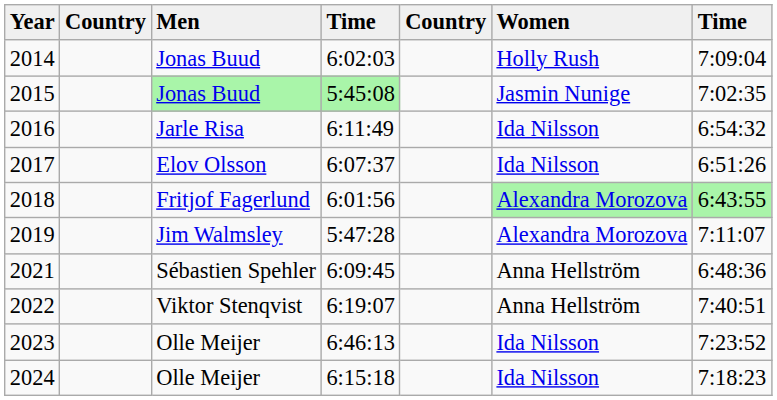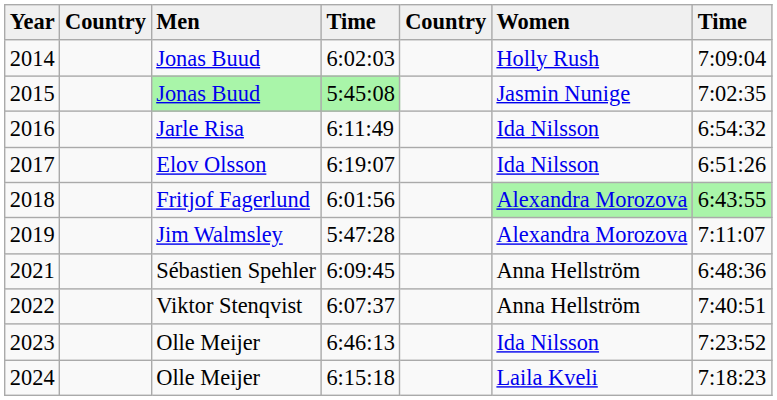(361, 164) 6:07:37 -> (361, 164) 6:19:07
(361, 306) 6:19:07 -> (361, 306) 6:07:37
(548, 377) Ida Nilsson -> (547, 377) Laila Kveli
